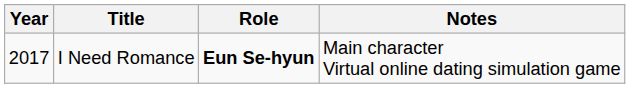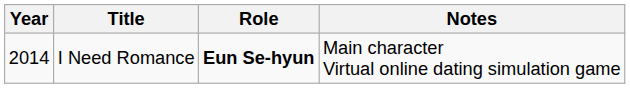(29, 58) 2017 -> (29, 58) 2014
